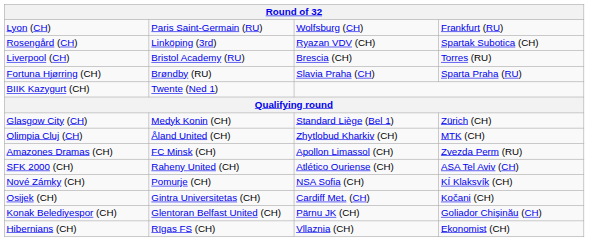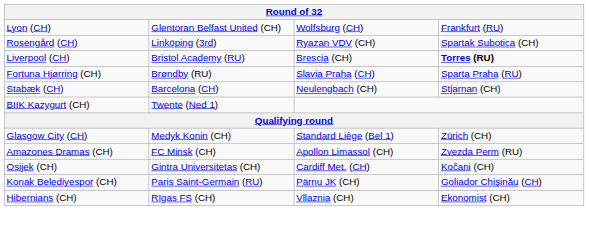(207, 27) Paris Saint-Germain (RU) -> (216, 27) Glentoran Belfast United (CH)
(466, 58) normal -> (467, 58) bold
+ row: (35, 89)
- row: (45, 136)
- row: (40, 167)
- row: (46, 182)
(216, 213) Glentoran Belfast United (CH) -> (207, 182) Paris Saint-Germain (RU)
